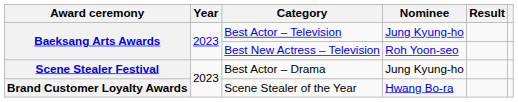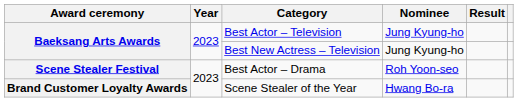(422, 50) Roh Yoon-seo -> (425, 50) Jung Kyung-ho
(425, 69) Jung Kyung-ho -> (422, 69) Roh Yoon-seo
